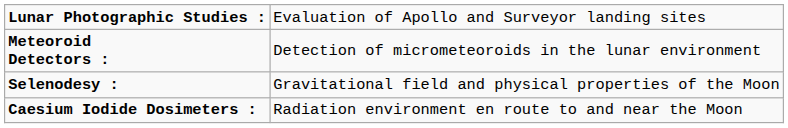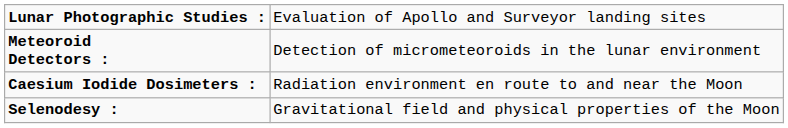rows swapped: (133, 110) <-> (63, 85)
